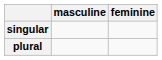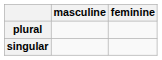rows swapped: (28, 30) <-> (28, 47)
